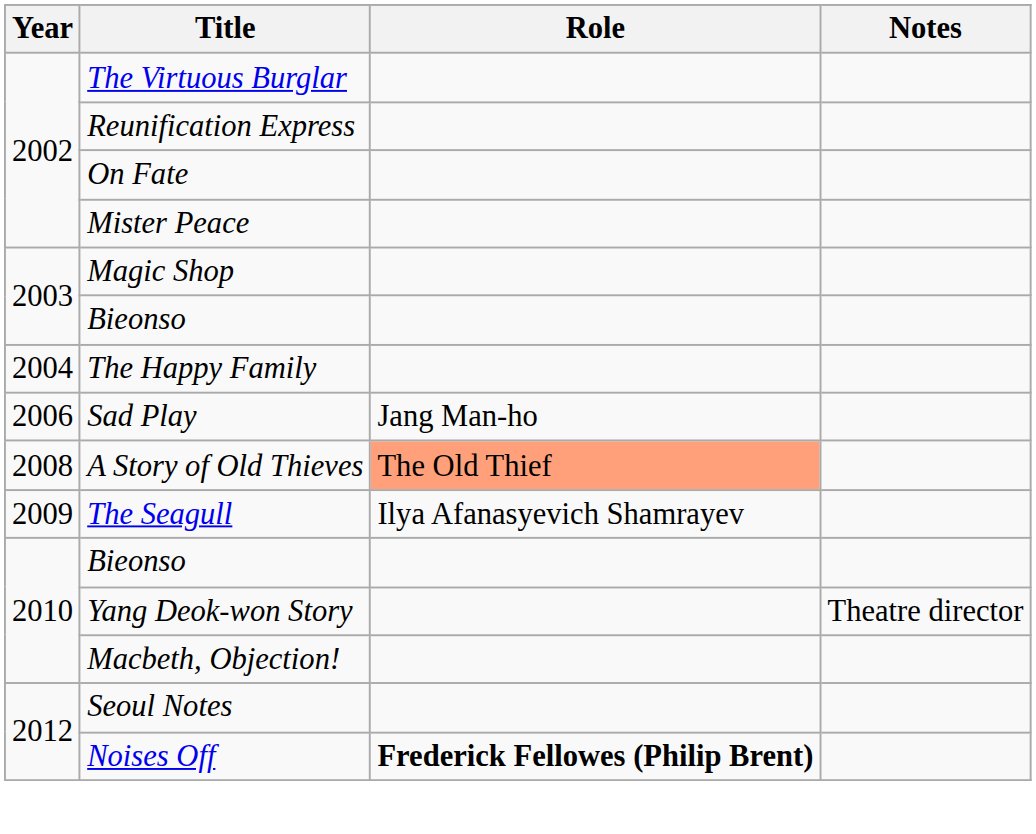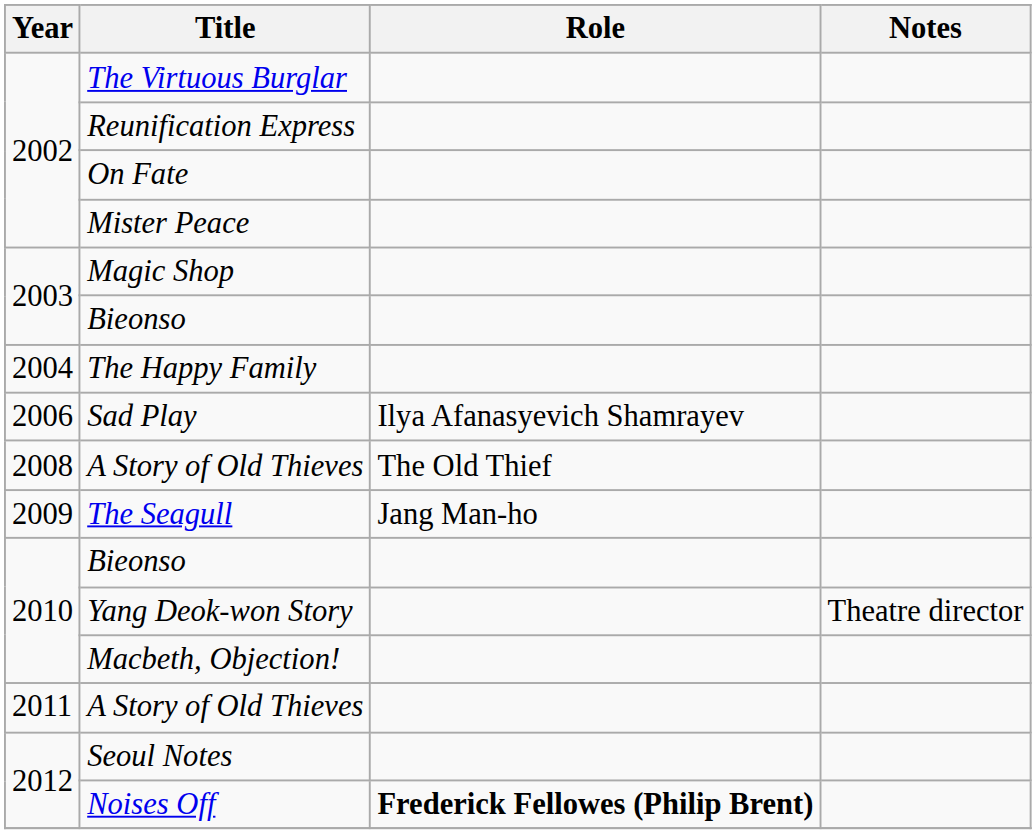(458, 416) Jang Man-ho -> (561, 416) Ilya Afanasyevich Shamrayev
(465, 464) lightsalmon background -> (465, 464) no background
(561, 513) Ilya Afanasyevich Shamrayev -> (458, 513) Jang Man-ho
+ row: (42, 707)
